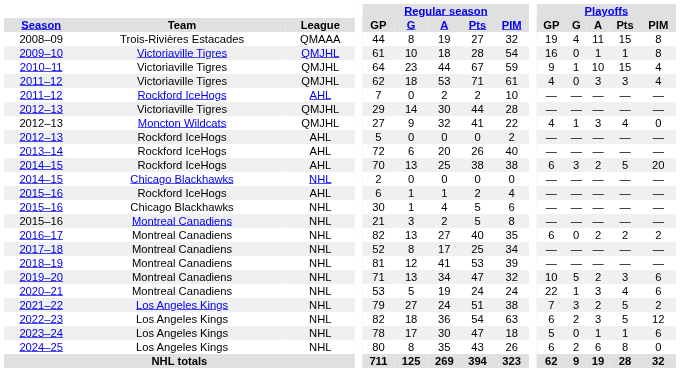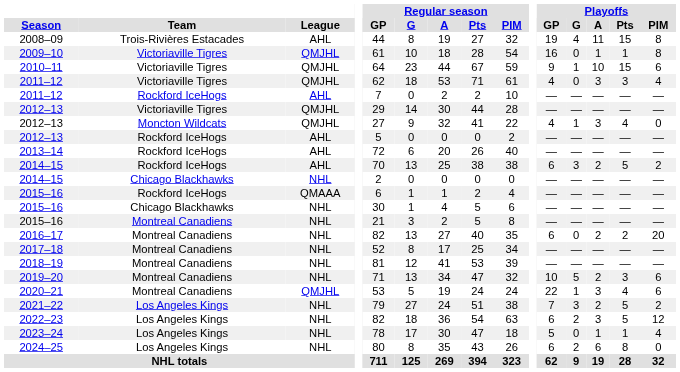(320, 39) QMAAA -> (320, 39) AHL
(658, 67) 4 -> (658, 67) 6
(658, 165) 20 -> (658, 165) 2
(320, 193) AHL -> (320, 193) QMAAA
(658, 235) 2 -> (658, 235) 20
(320, 291) NHL -> (320, 291) QMJHL
(658, 333) 6 -> (658, 333) 4
